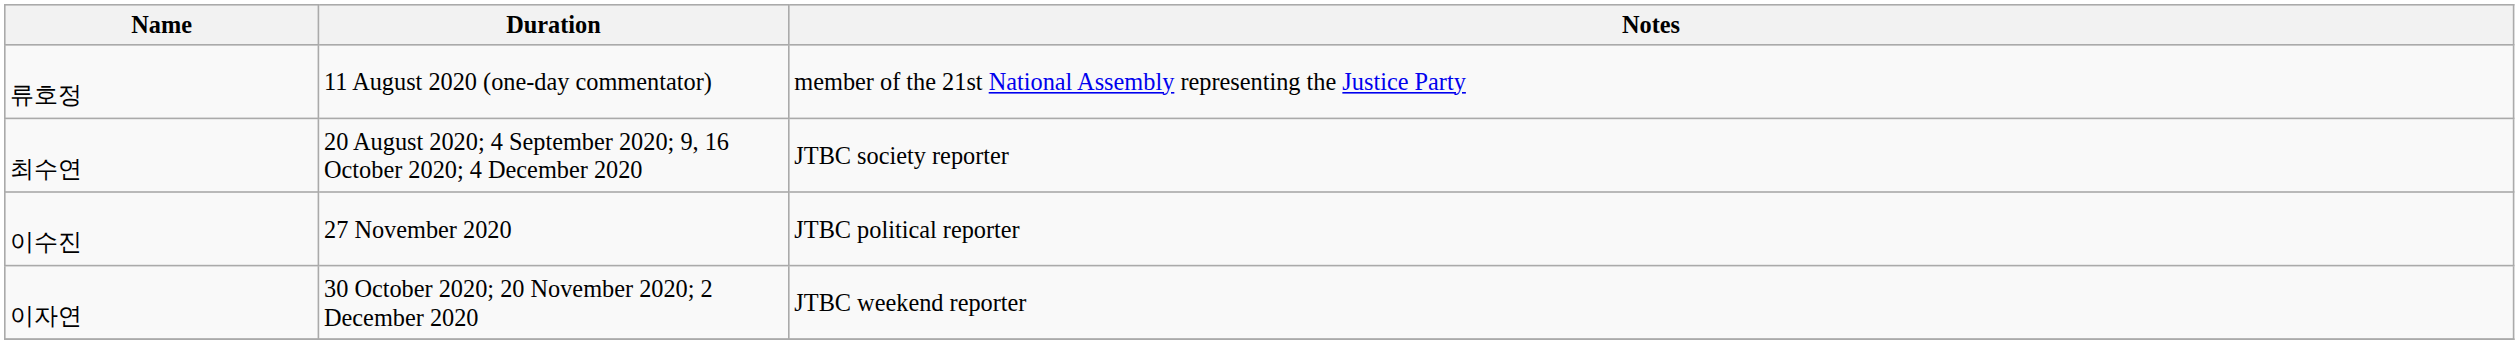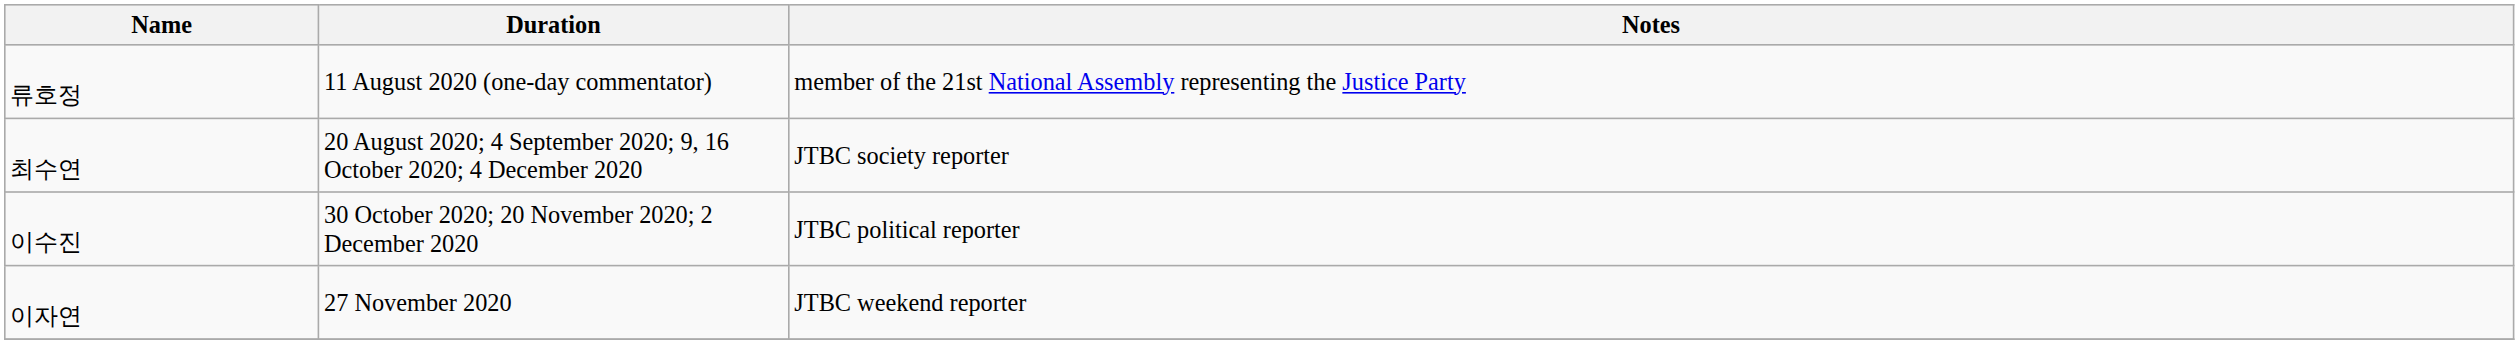(418, 229) 27 November 2020 -> (518, 229) 30 October 2020; 20 November 2020; 2 December 2020
(518, 302) 30 October 2020; 20 November 2020; 2 December 2020 -> (418, 302) 27 November 2020
